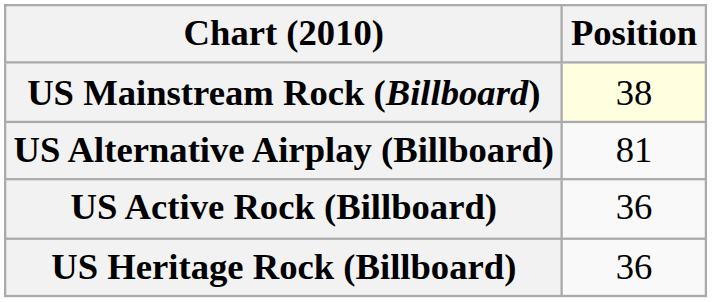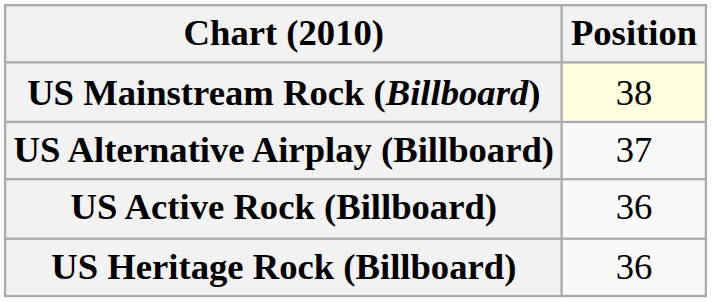(634, 149) 81 -> (634, 149) 37
